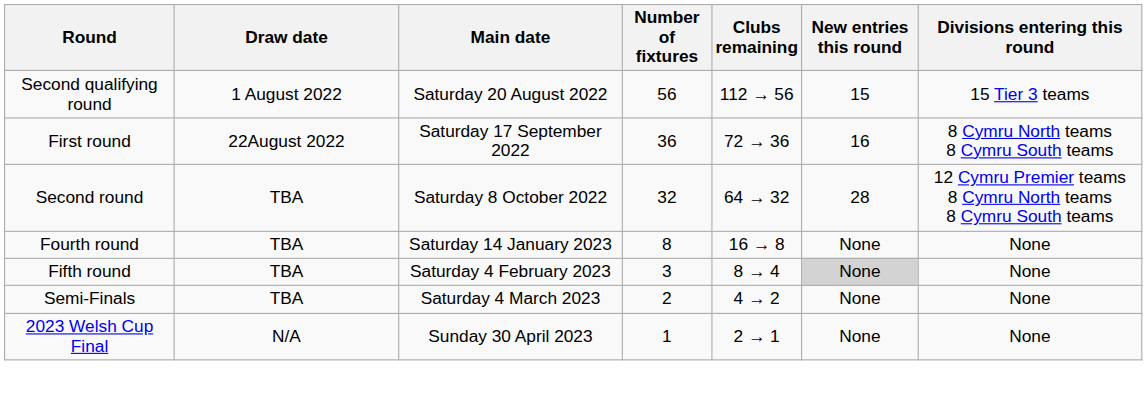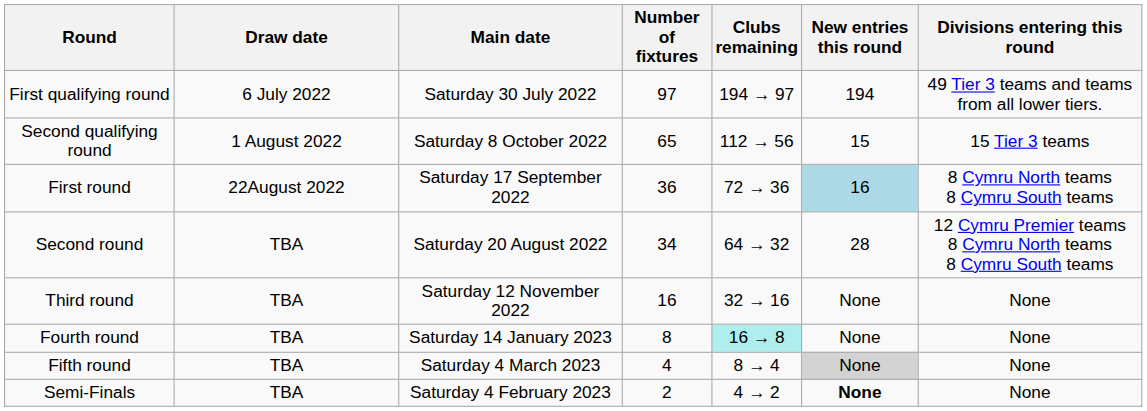+ row: (90, 94)
(510, 94) Saturday 20 August 2022 -> (510, 141) Saturday 8 October 2022
(667, 94) 56 -> (667, 141) 65
(860, 141) no background -> (860, 187) lightblue background
(510, 197) Saturday 8 October 2022 -> (510, 244) Saturday 20 August 2022
(667, 197) 32 -> (667, 244) 34
+ row: (90, 301)
(757, 244) no background -> (757, 338) paleturquoise background
(510, 271) Saturday 4 February 2023 -> (510, 365) Saturday 4 March 2023
(667, 271) 3 -> (667, 365) 4
(510, 299) Saturday 4 March 2023 -> (510, 392) Saturday 4 February 2023
(860, 299) normal -> (860, 392) bold
- row: (90, 336)
